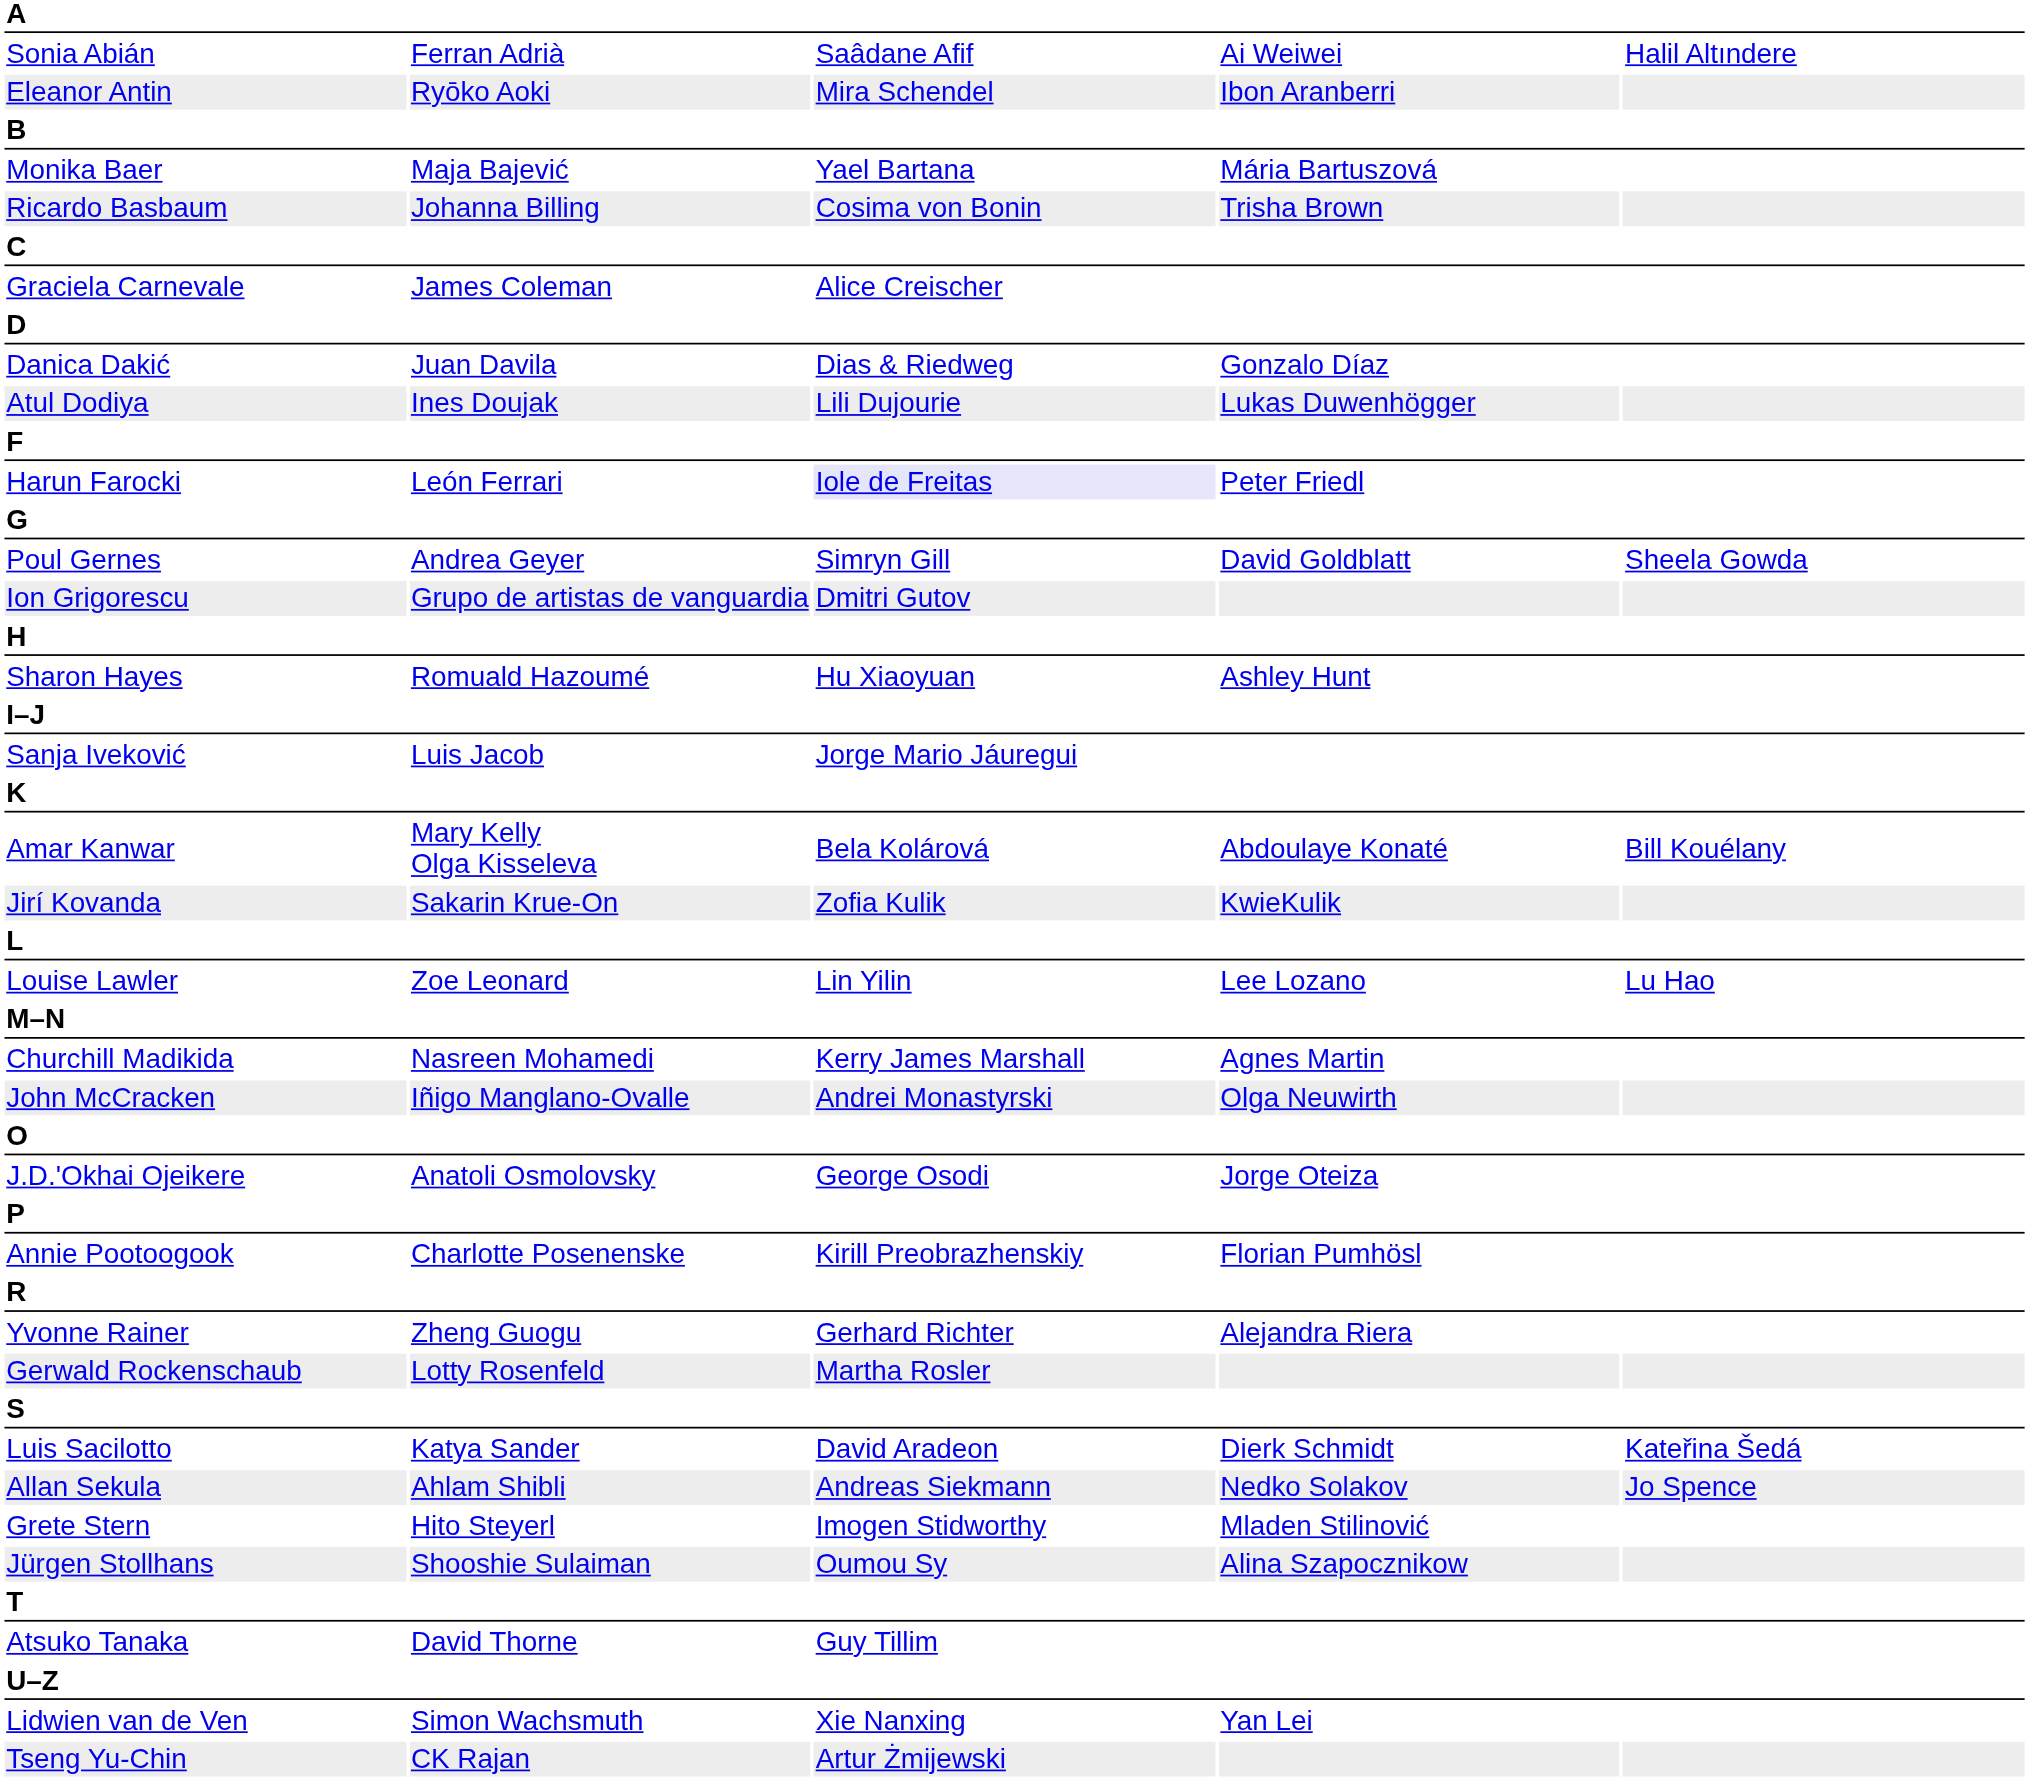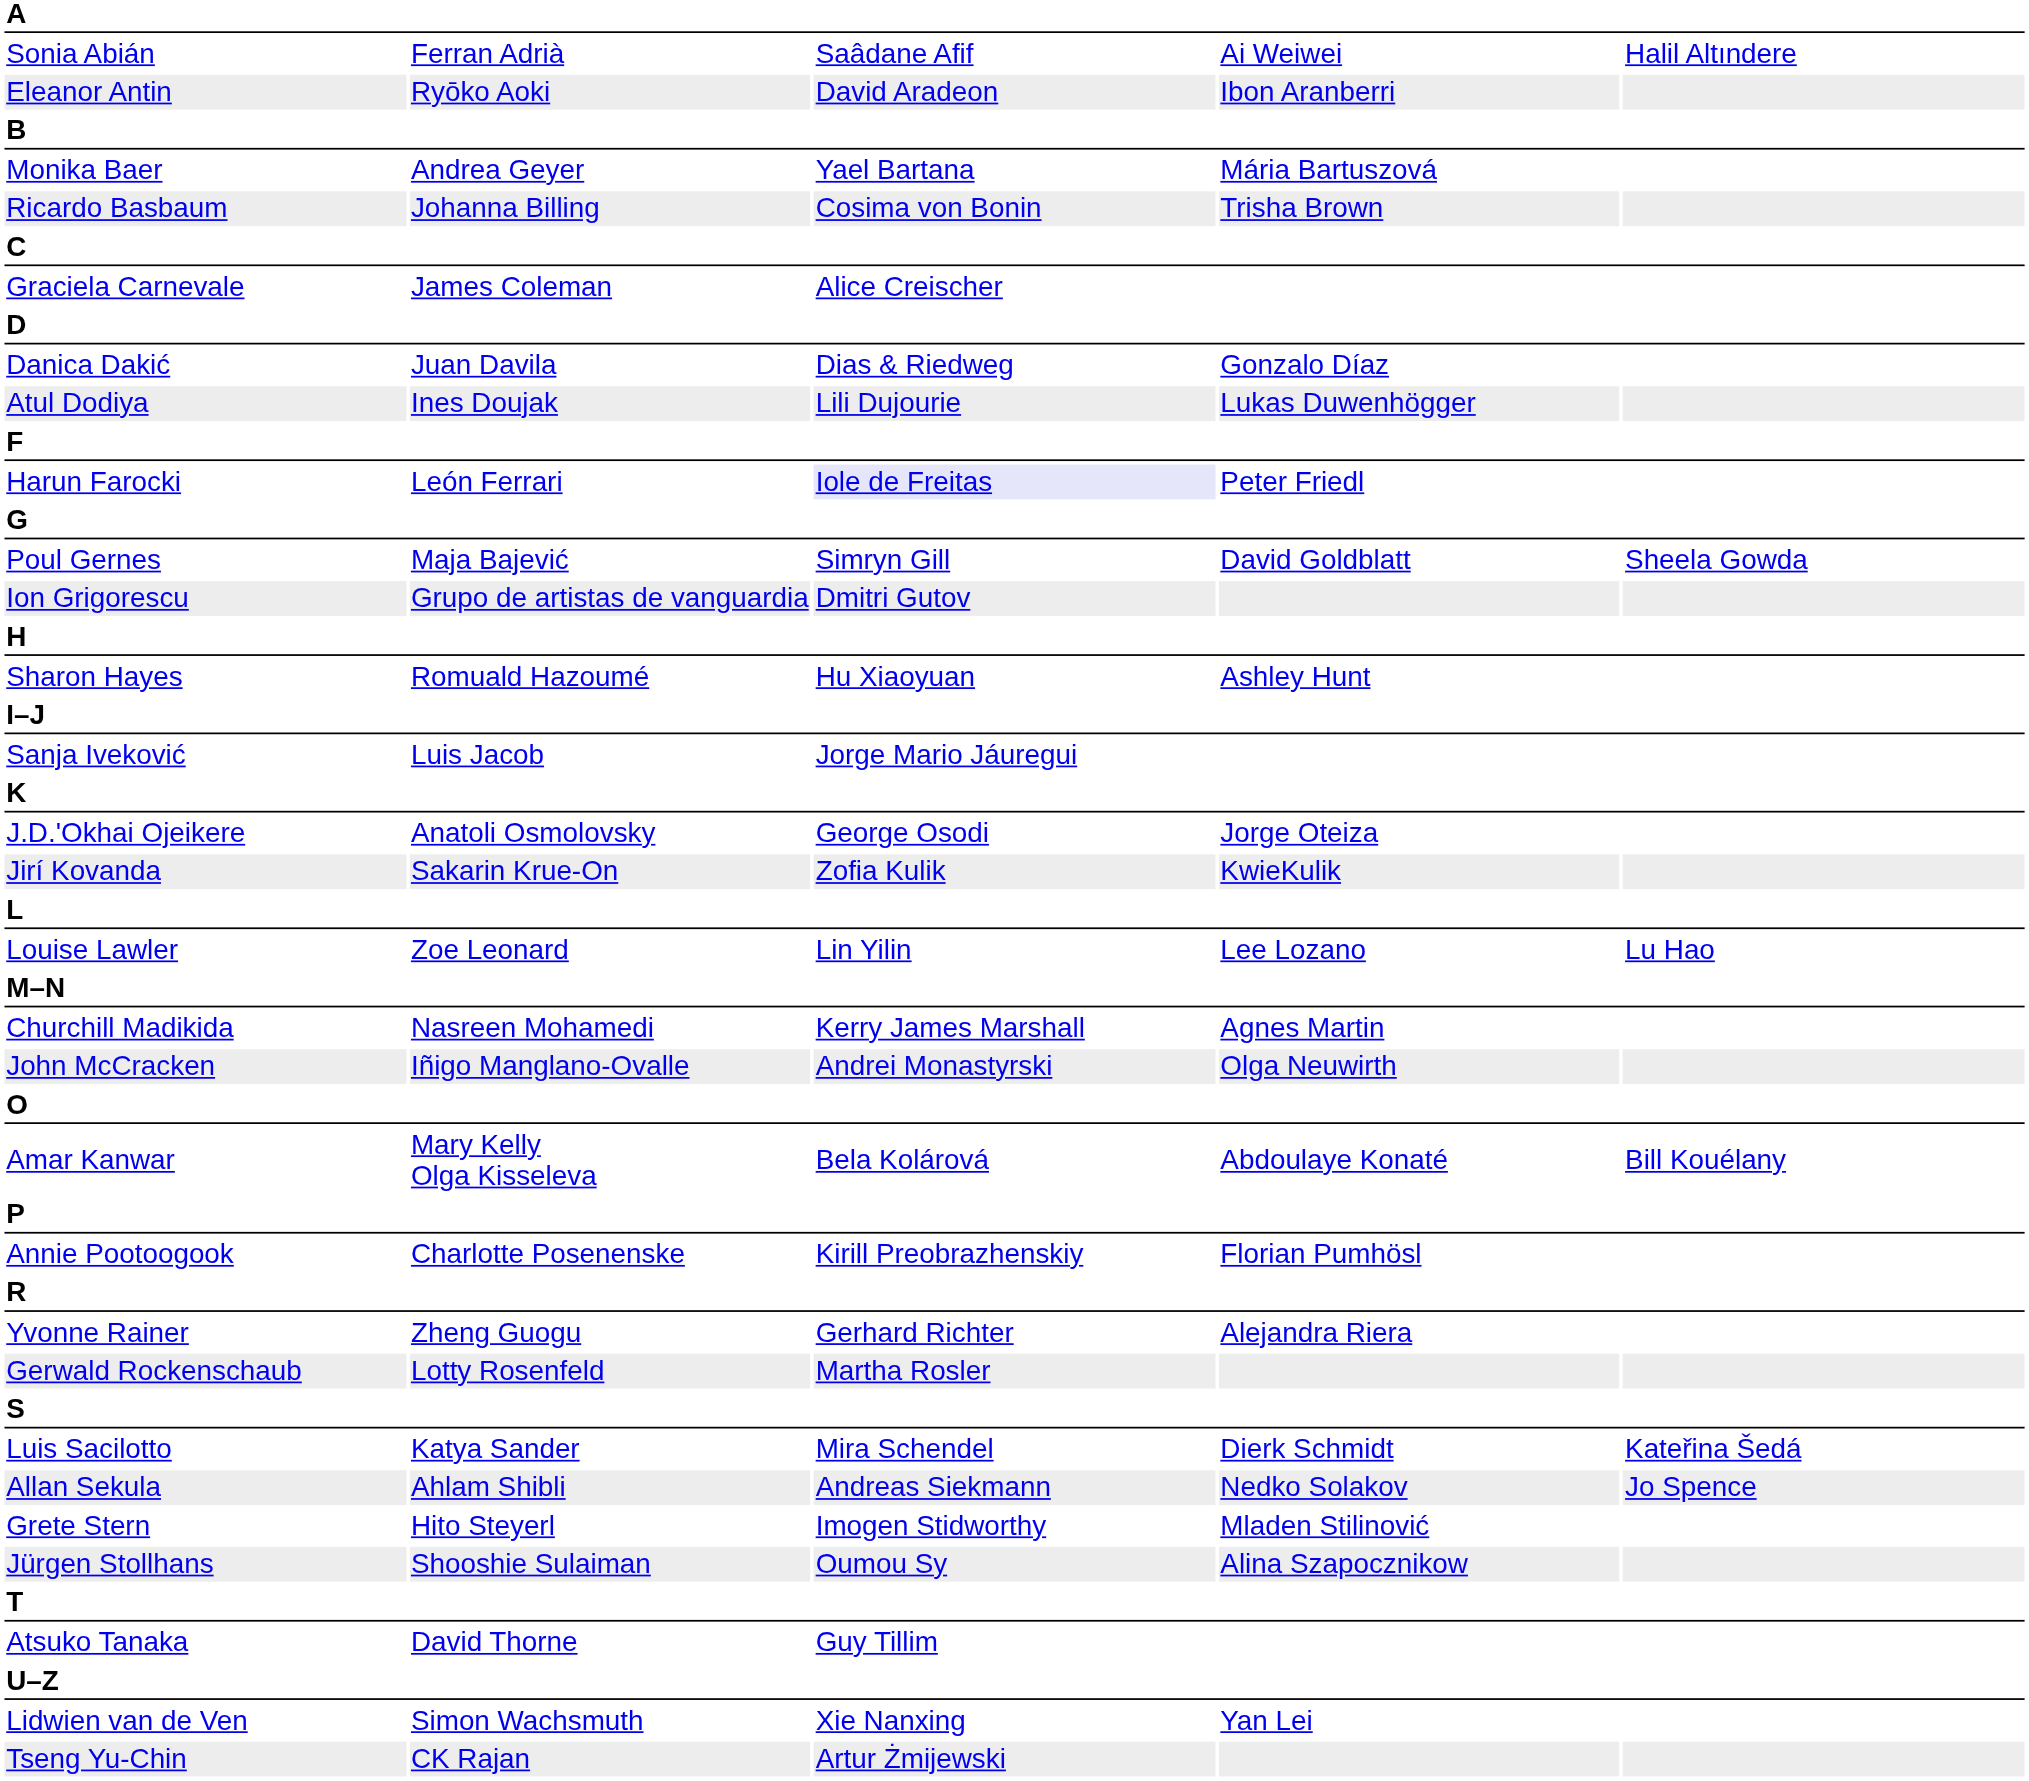(905, 91) Mira Schendel -> (907, 91) David Aradeon
(490, 170) Maja Bajević -> (498, 170) Andrea Geyer
(498, 559) Andrea Geyer -> (490, 559) Maja Bajević
rows swapped: (91, 848) <-> (126, 1175)
(907, 1449) David Aradeon -> (905, 1449) Mira Schendel
